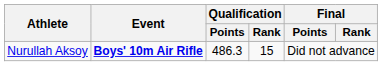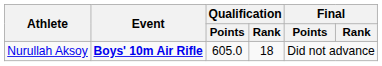(227, 52) 486.3 -> (227, 52) 605.0
(267, 52) 15 -> (267, 52) 18
